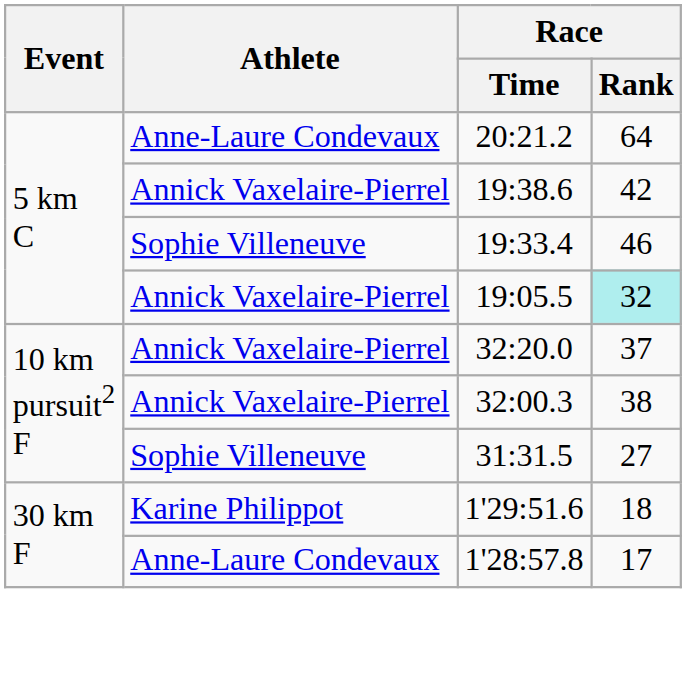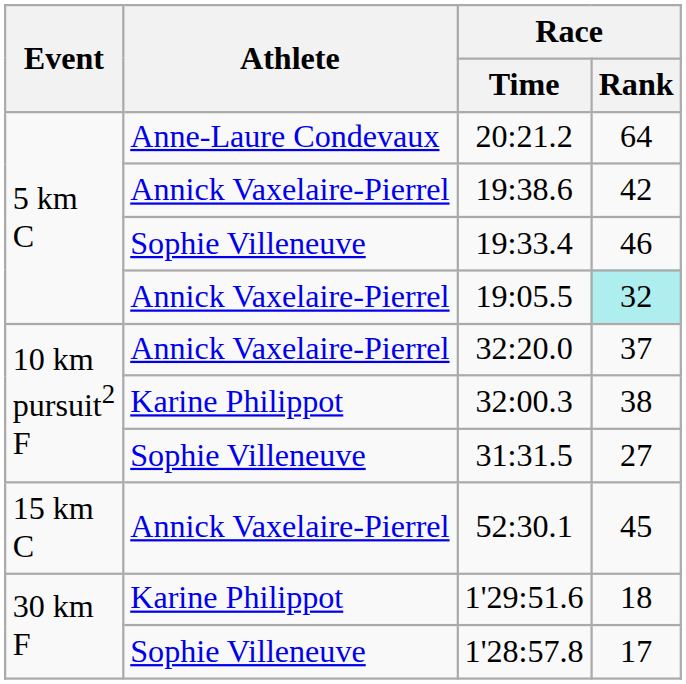(290, 402) Annick Vaxelaire-Pierrel -> (237, 402) Karine Philippot
+ row: (524, 526)
(285, 560) Anne-Laure Condevaux -> (248, 651) Sophie Villeneuve
